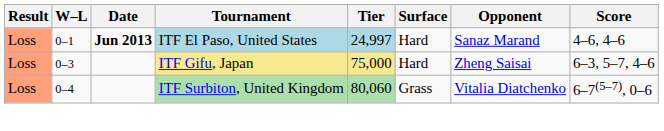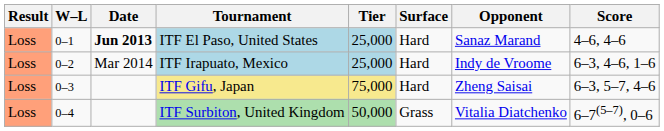(371, 39) 24,997 -> (372, 39) 25,000
+ row: (224, 63)
(371, 89) 80,060 -> (372, 112) 50,000
